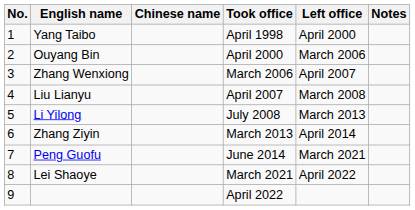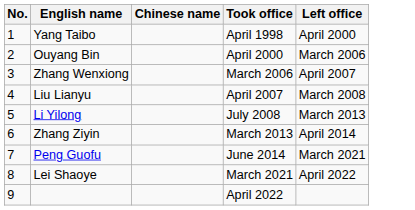- column: (389, 14)
